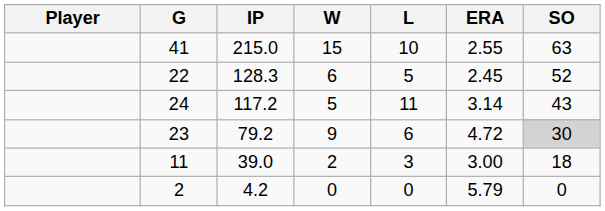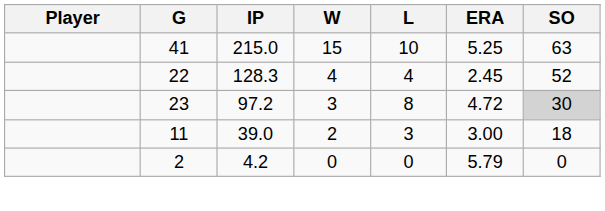(485, 47) 2.55 -> (485, 47) 5.25
(332, 76) 6 -> (332, 76) 4
(409, 76) 5 -> (409, 76) 4
- row: (179, 104)
(255, 133) 79.2 -> (255, 104) 97.2
(332, 133) 9 -> (332, 104) 3
(409, 133) 6 -> (409, 104) 8
